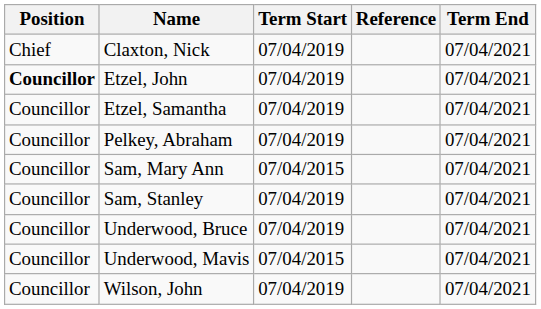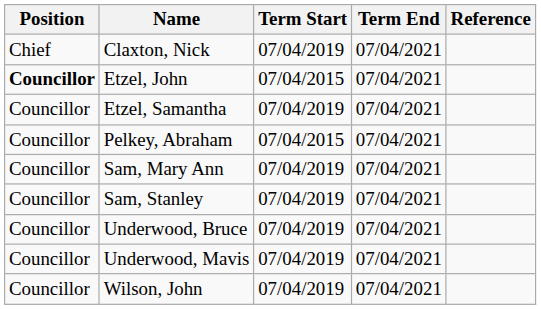columns swapped: (488, 19) <-> (396, 19)
(301, 79) 07/04/2019 -> (301, 79) 07/04/2015
(301, 139) 07/04/2019 -> (301, 139) 07/04/2015
(301, 169) 07/04/2015 -> (301, 169) 07/04/2019
(301, 259) 07/04/2015 -> (301, 259) 07/04/2019
